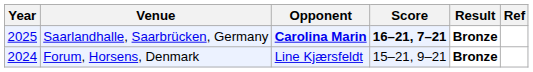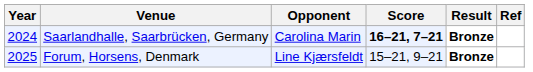(22, 36) 2025 -> (22, 36) 2024
(321, 36) bold -> (318, 36) normal
(22, 57) 2024 -> (22, 57) 2025
